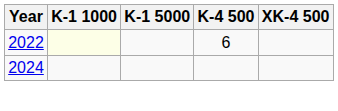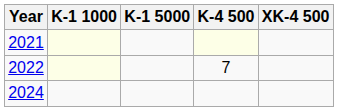+ row: (26, 42)
(226, 42) 6 -> (226, 67) 7
